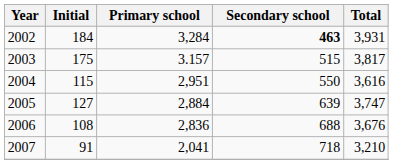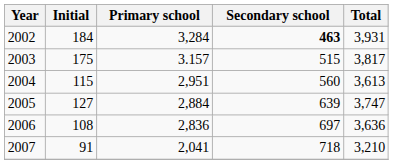(330, 81) 550 -> (330, 81) 560
(370, 81) 3,616 -> (370, 81) 3,613
(330, 125) 688 -> (330, 125) 697
(370, 125) 3,676 -> (370, 125) 3,636
